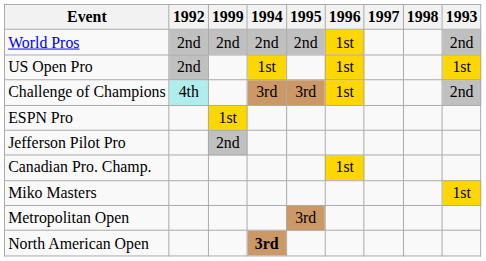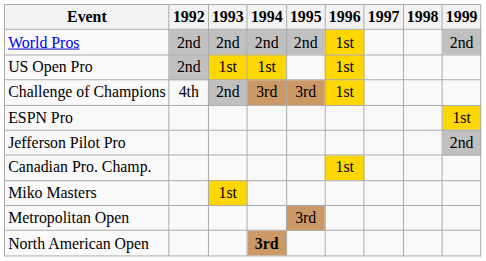columns swapped: (462, 17) <-> (228, 17)
(189, 92) paleturquoise background -> (189, 92) no background
